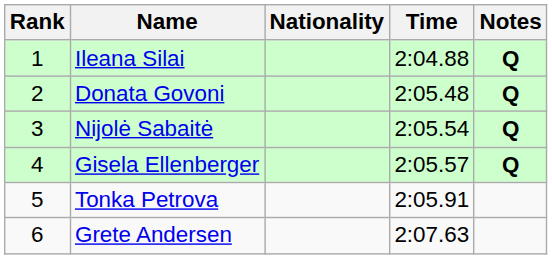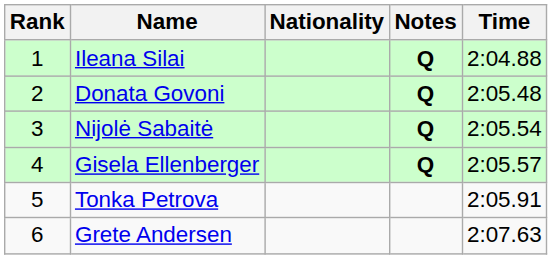columns swapped: (432, 22) <-> (511, 22)
